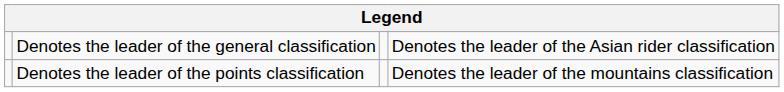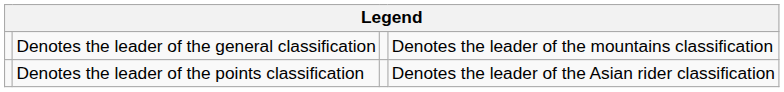(583, 45) Denotes the leader of the Asian rider classification -> (582, 45) Denotes the leader of the mountains classification
(582, 73) Denotes the leader of the mountains classification -> (583, 73) Denotes the leader of the Asian rider classification
